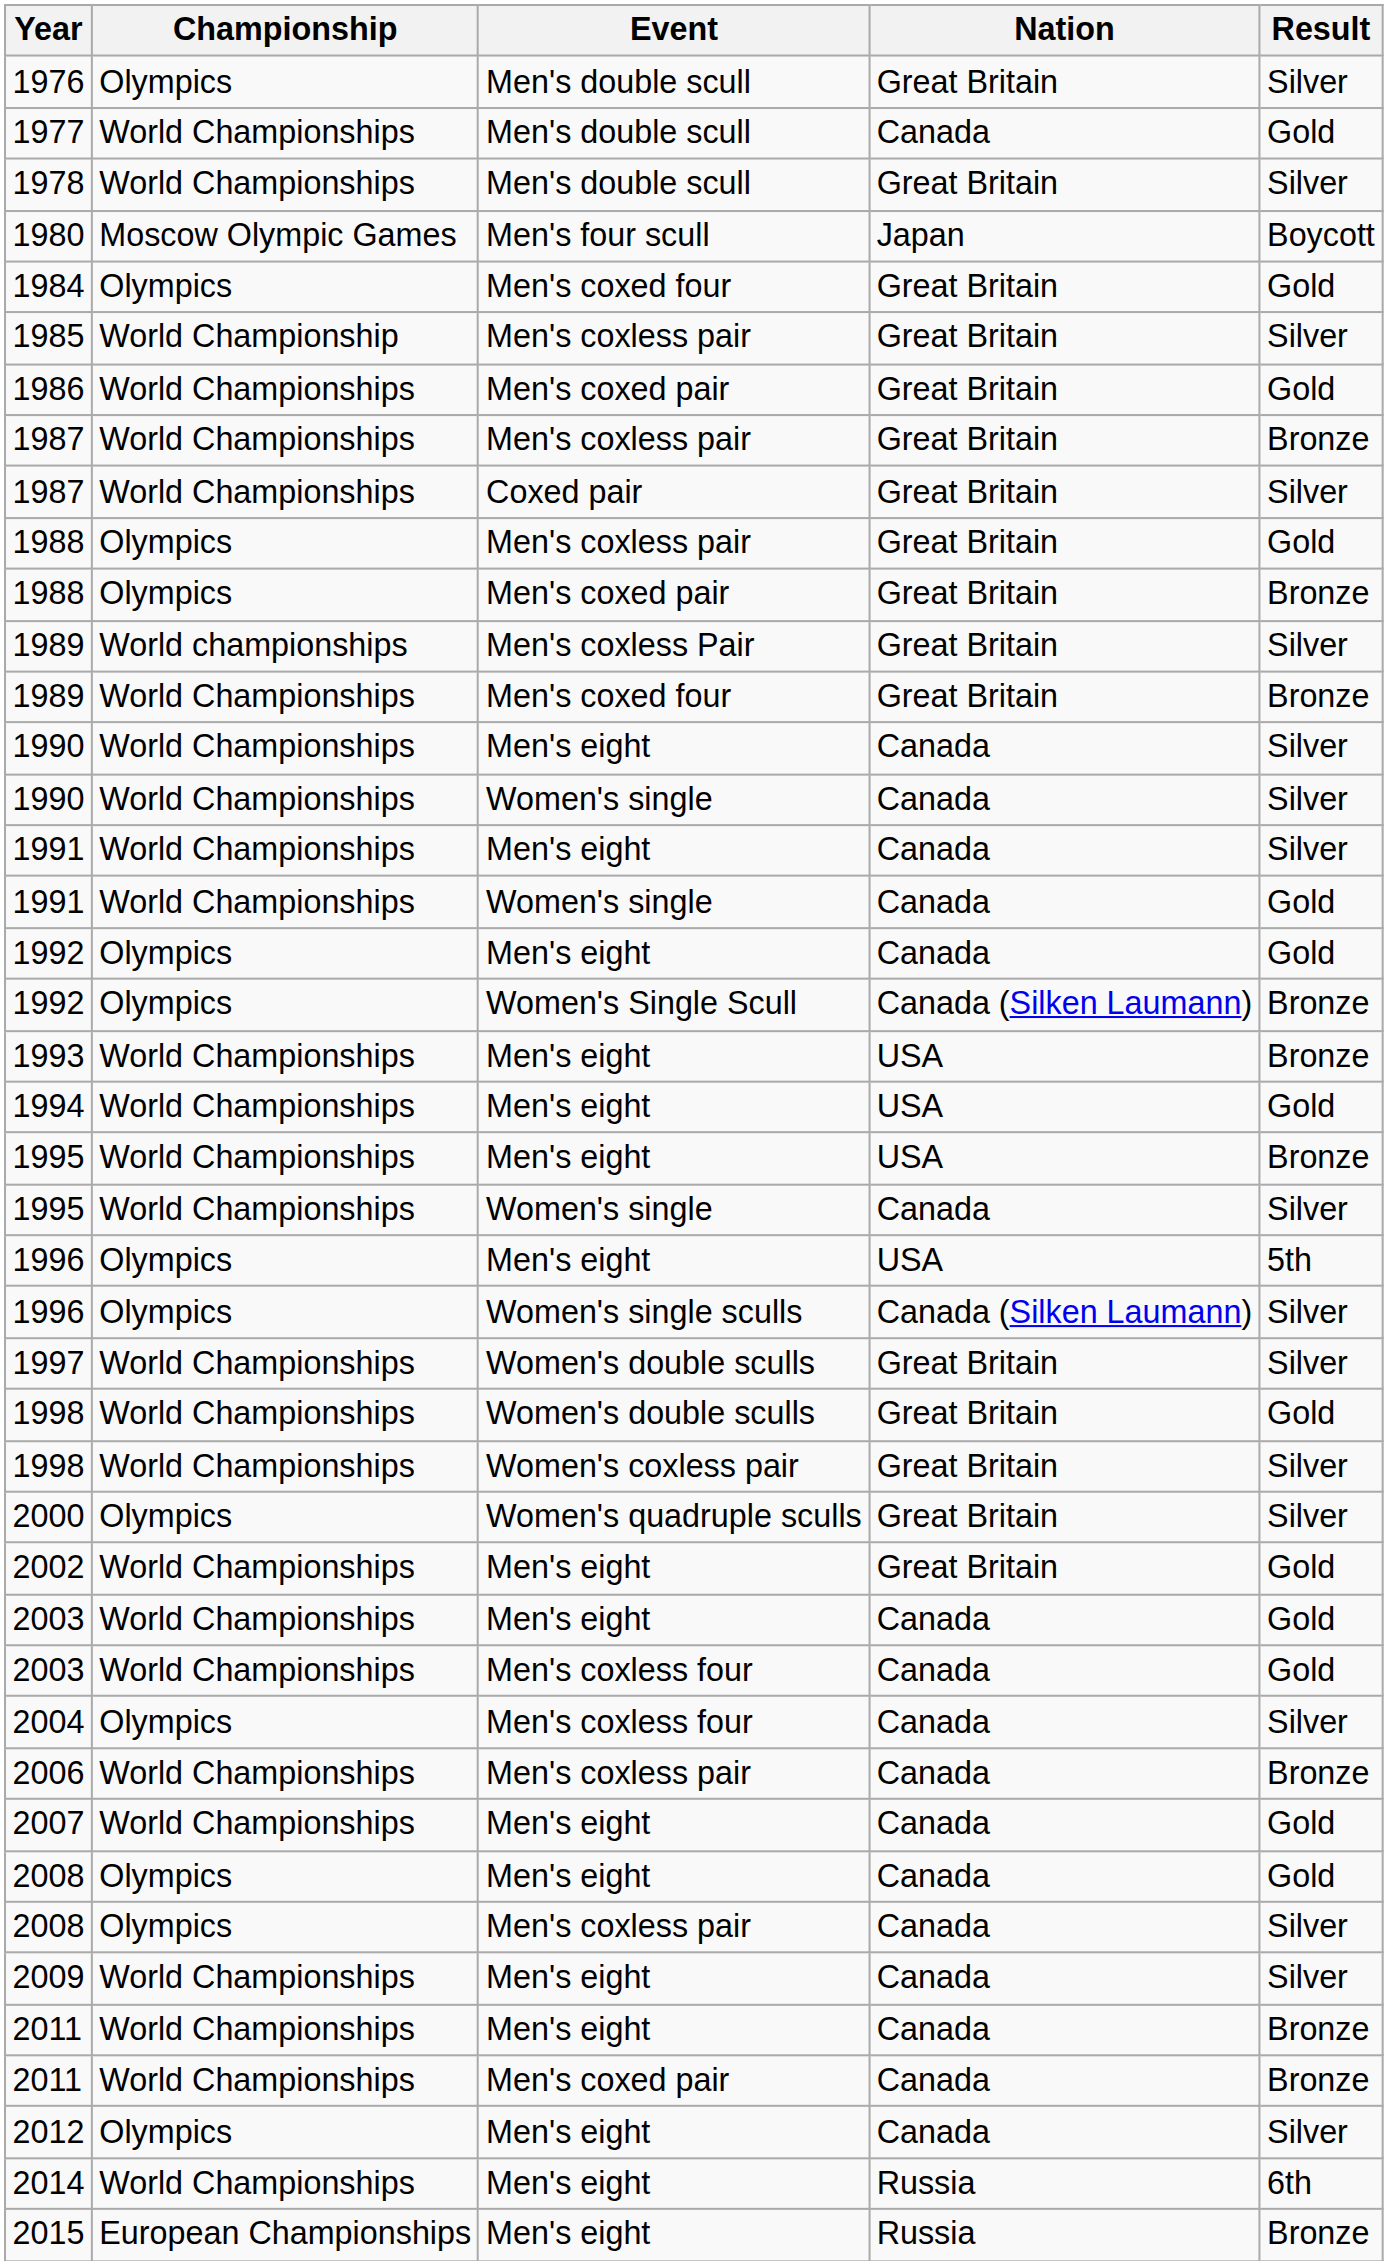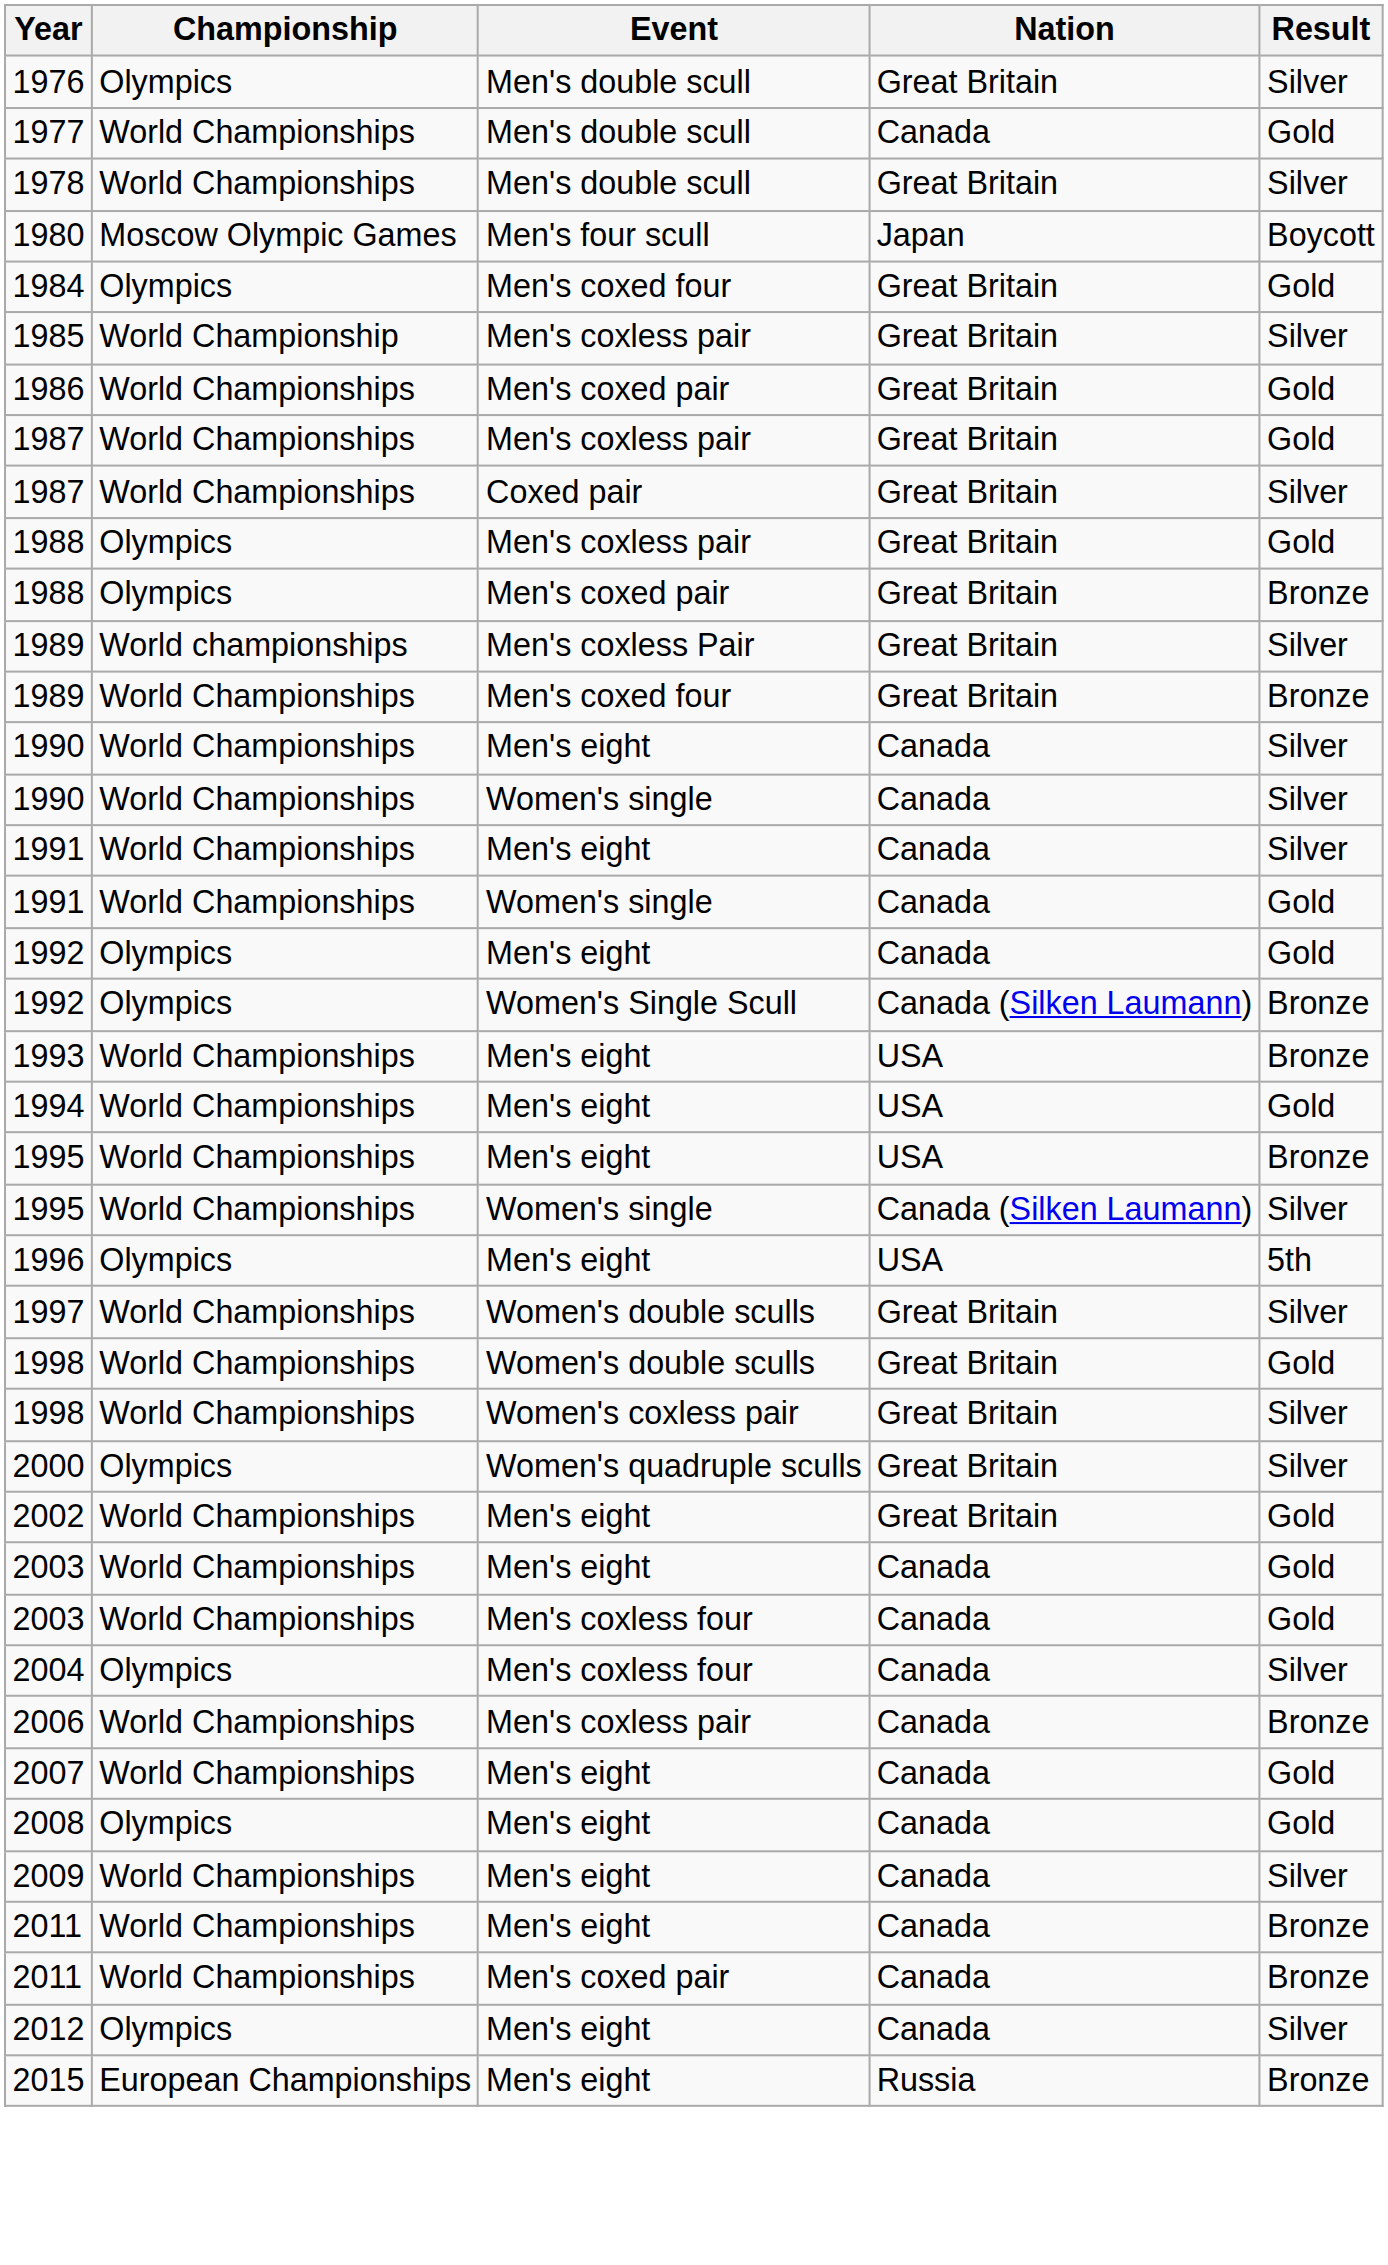(1318, 440) Bronze -> (1301, 440) Gold
(933, 1209) Canada -> (1064, 1209) Canada (Silken Laumann)
- row: (48, 1311)
- row: (48, 1926)
- row: (48, 2182)
